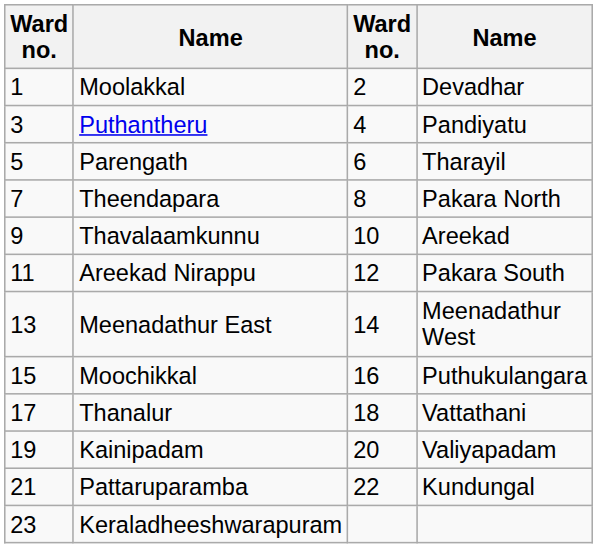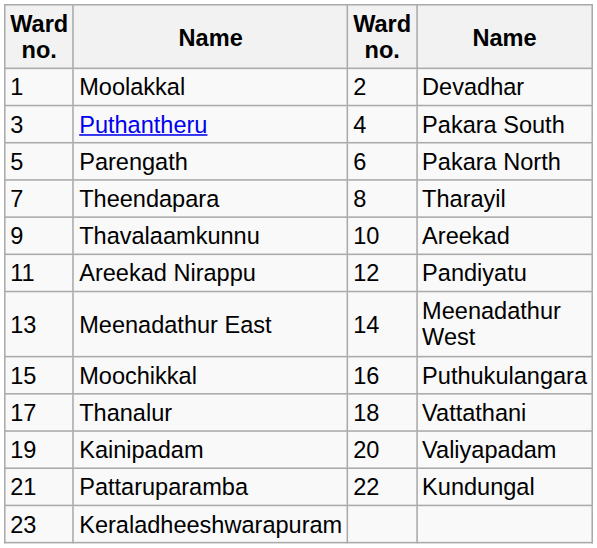(474, 125) Pandiyatu -> (493, 125) Pakara South
(464, 162) Tharayil -> (491, 162) Pakara North
(491, 199) Pakara North -> (464, 199) Tharayil
(493, 274) Pakara South -> (474, 274) Pandiyatu
